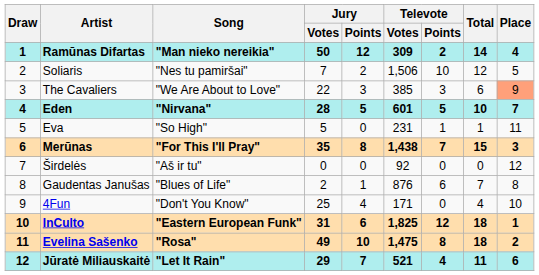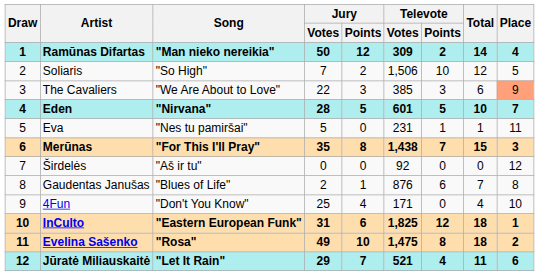(202, 71) "Nes tu pamiršai" -> (181, 71) "So High"
(181, 128) "So High" -> (202, 128) "Nes tu pamiršai"
